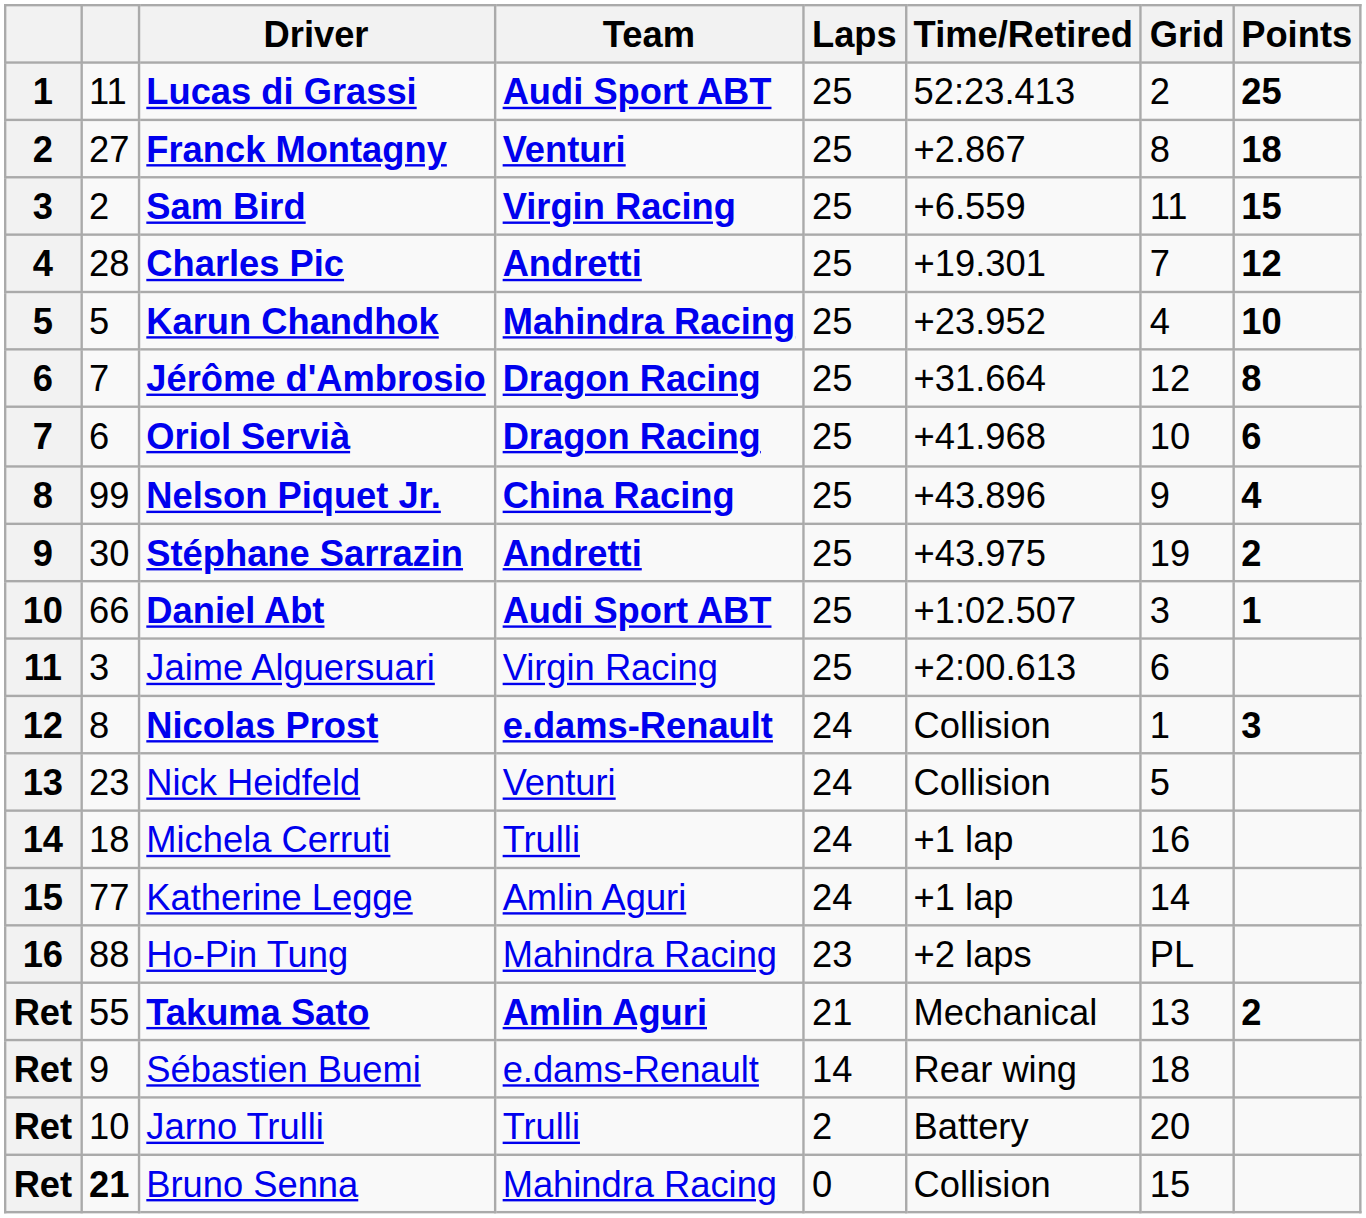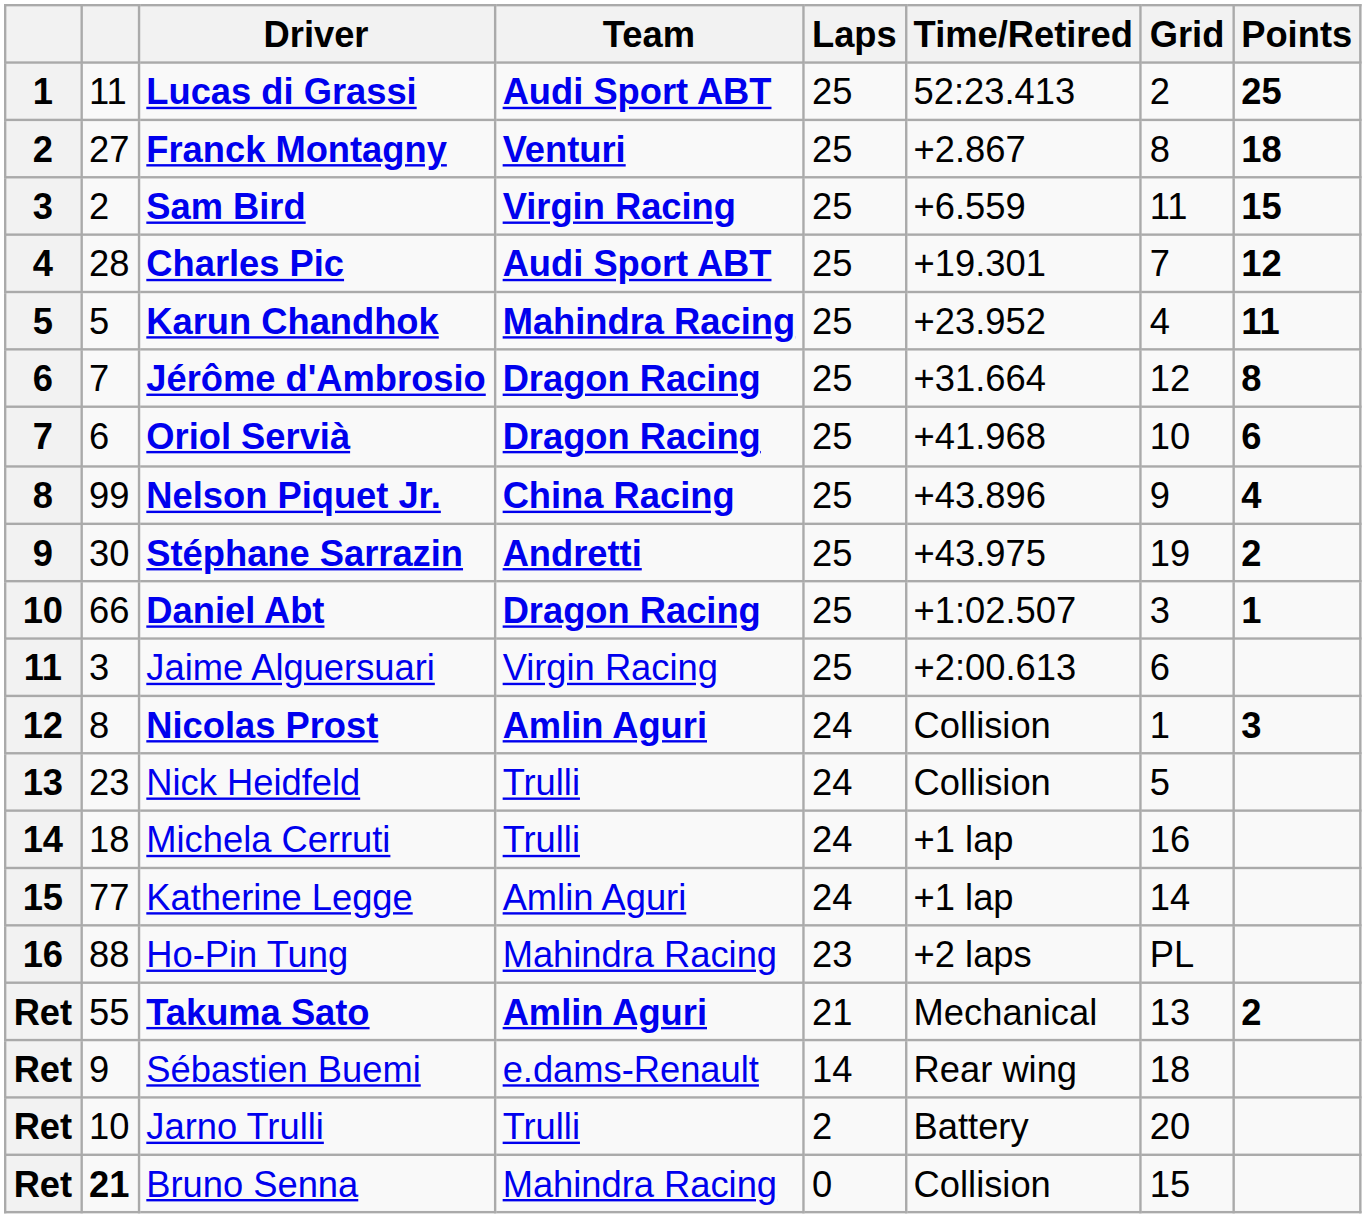(572, 264) Andretti -> (637, 264) Audi Sport ABT
(1261, 322) 10 -> (1260, 322) 11
(637, 609) Audi Sport ABT -> (632, 609) Dragon Racing
(638, 724) e.dams-Renault -> (605, 724) Amlin Aguri
(559, 782) Venturi -> (541, 782) Trulli
